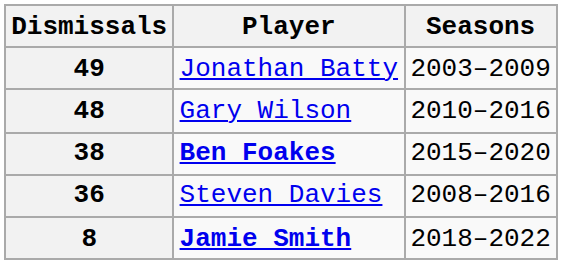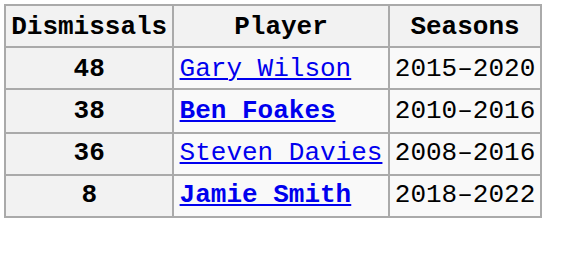- row: (89, 69)
(481, 111) 2010–2016 -> (465, 69) 2015–2020
(481, 153) 2015–2020 -> (465, 111) 2010–2016
